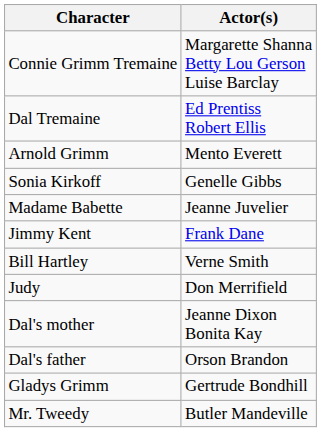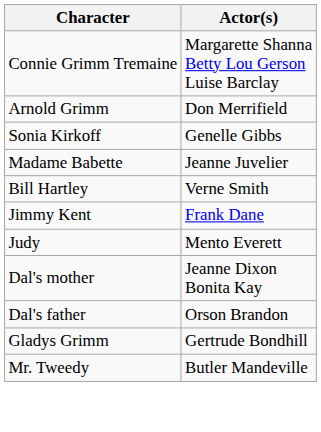- row: (54, 118)
(233, 154) Mento Everett -> (236, 108) Don Merrifield
rows swapped: (50, 234) <-> (48, 261)
(236, 287) Don Merrifield -> (233, 242) Mento Everett
